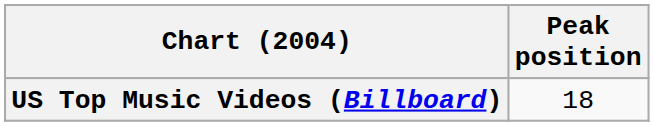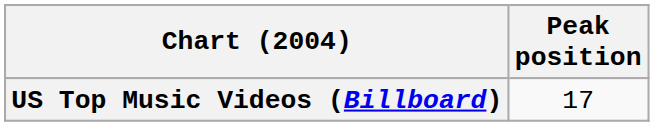(578, 100) 18 -> (578, 100) 17
